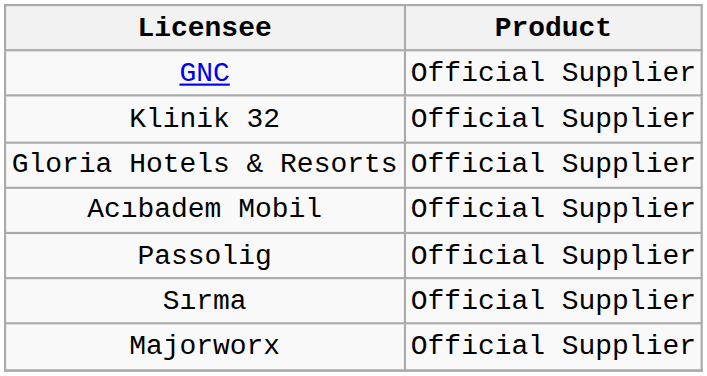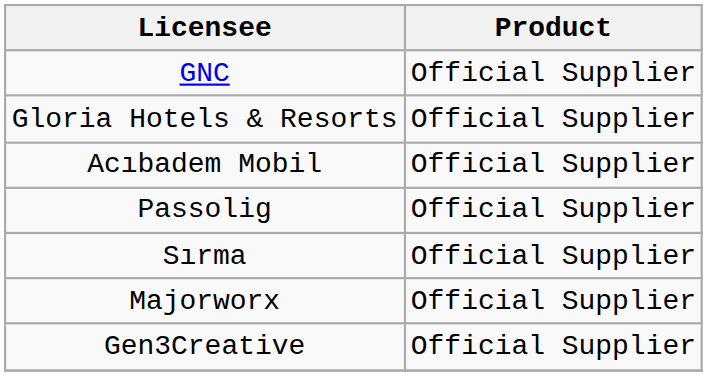- row: (205, 119)
+ row: (205, 347)
